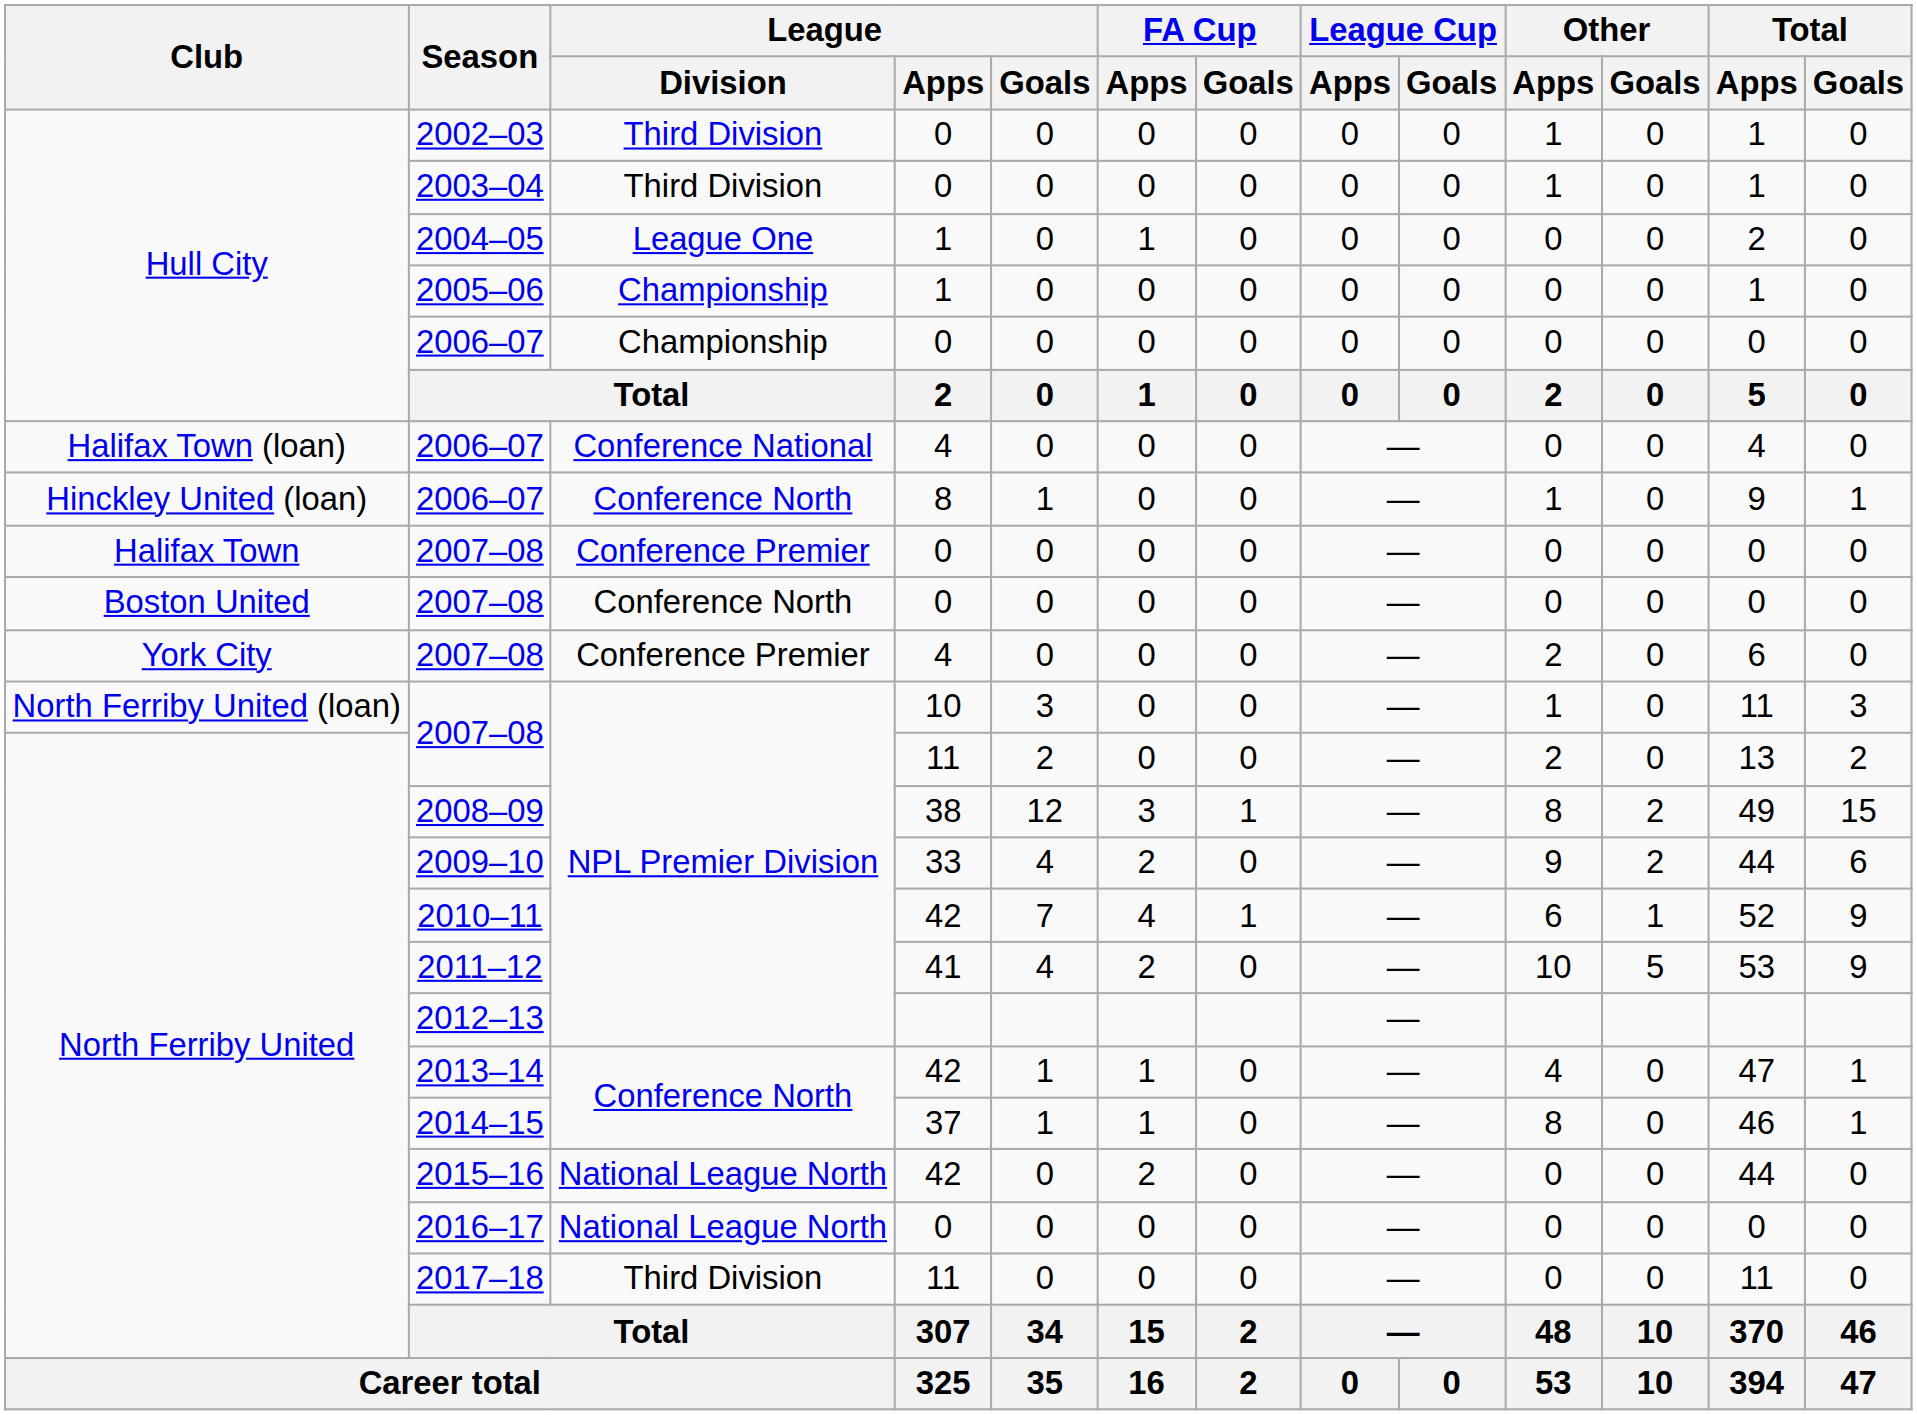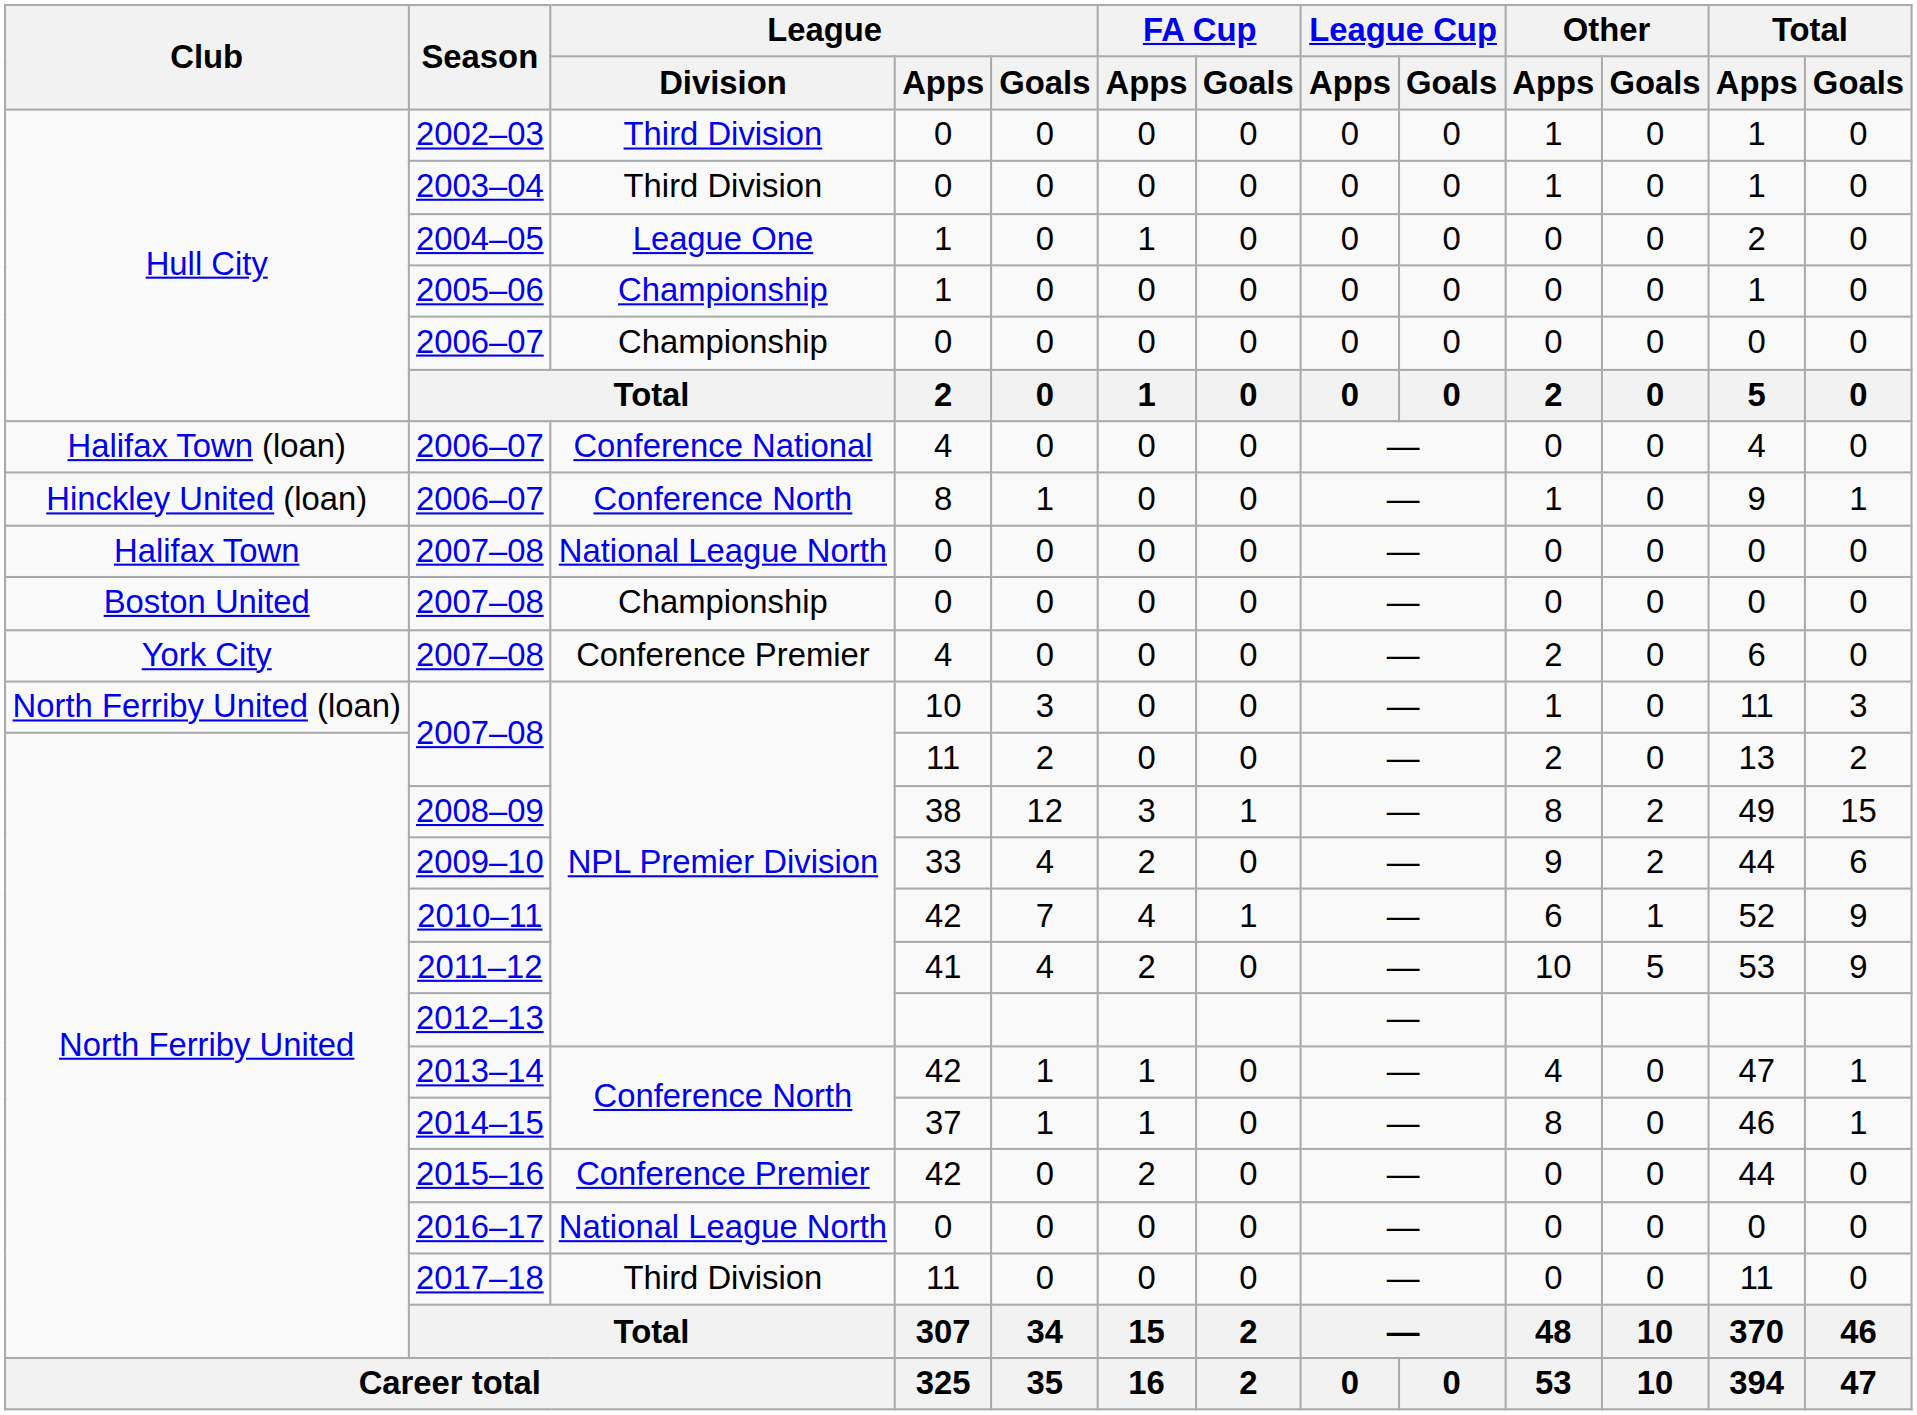(723, 550) Conference Premier -> (723, 550) National League North
(723, 602) Conference North -> (723, 602) Championship
(723, 1174) National League North -> (723, 1174) Conference Premier
